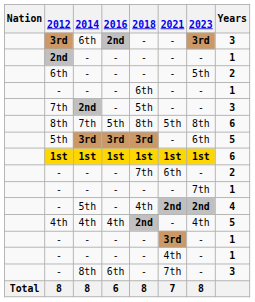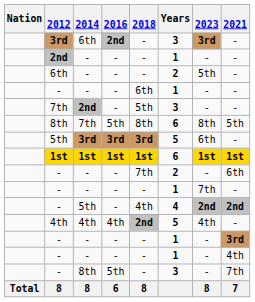columns swapped: (172, 24) <-> (232, 18)
(116, 272) 6th -> (116, 272) 5th
